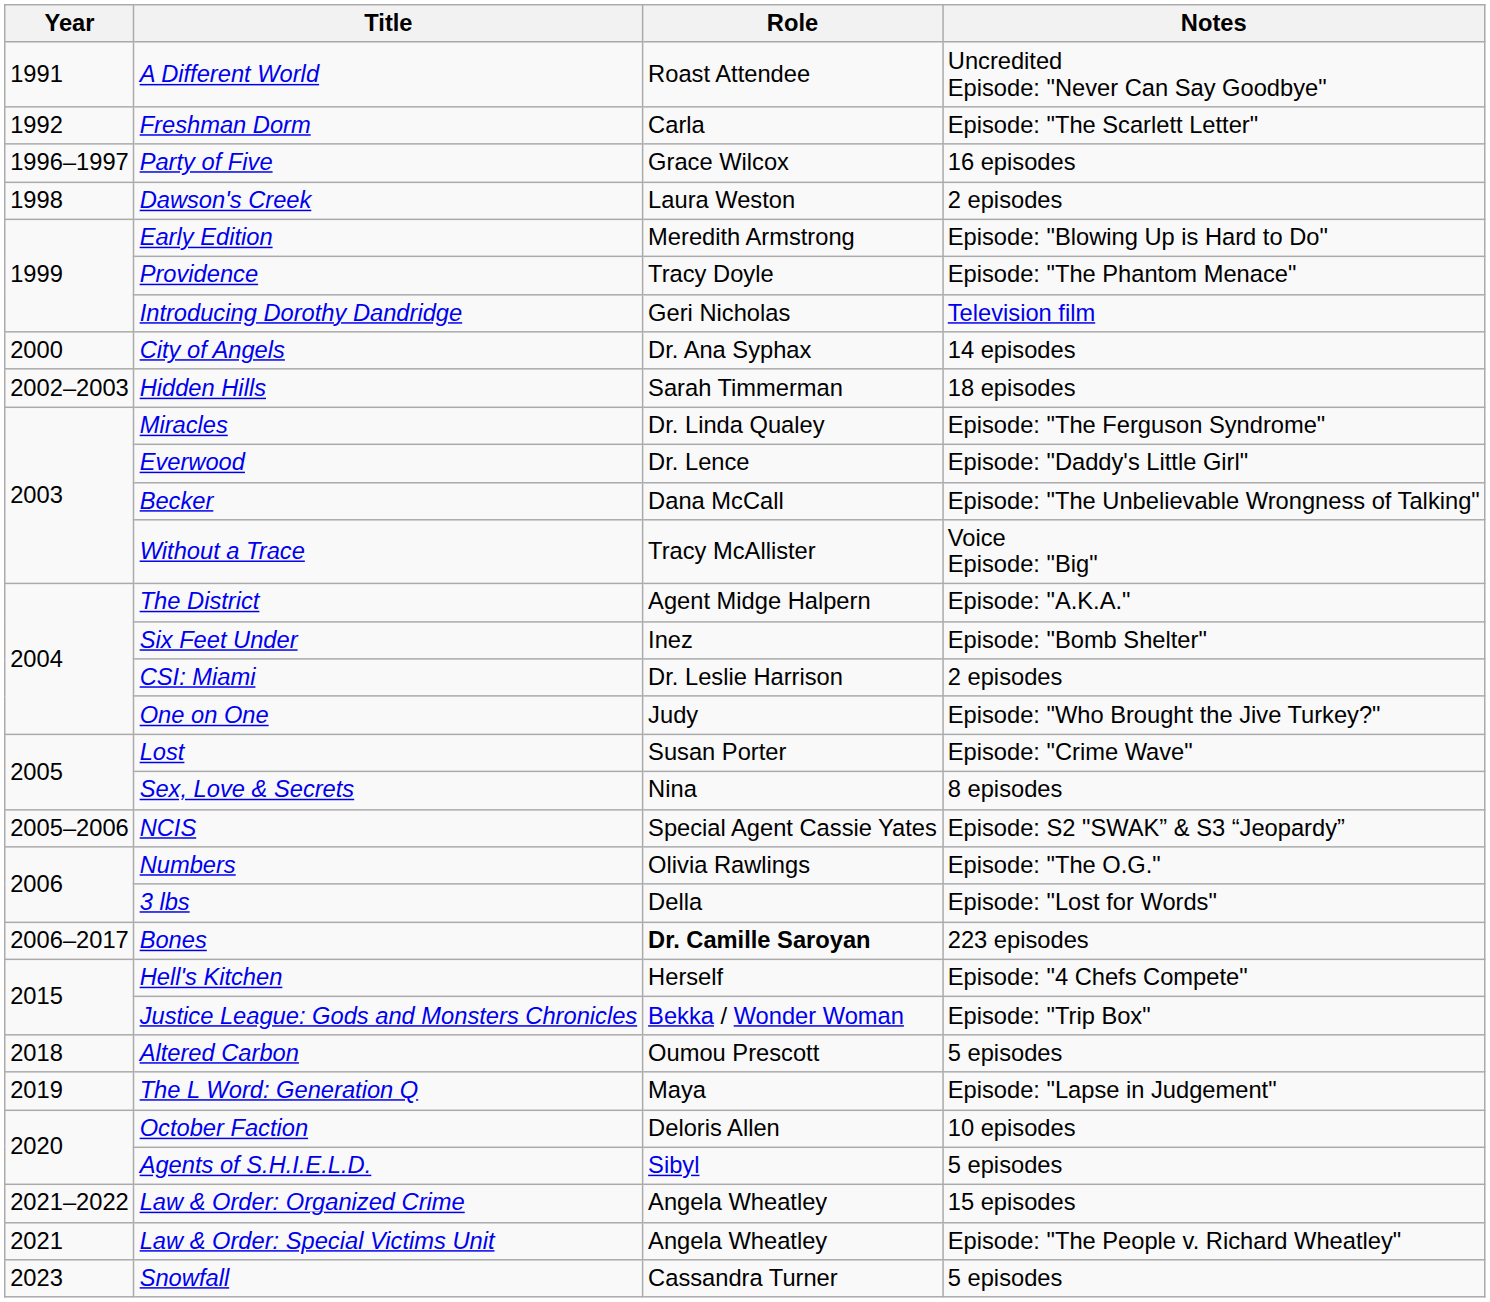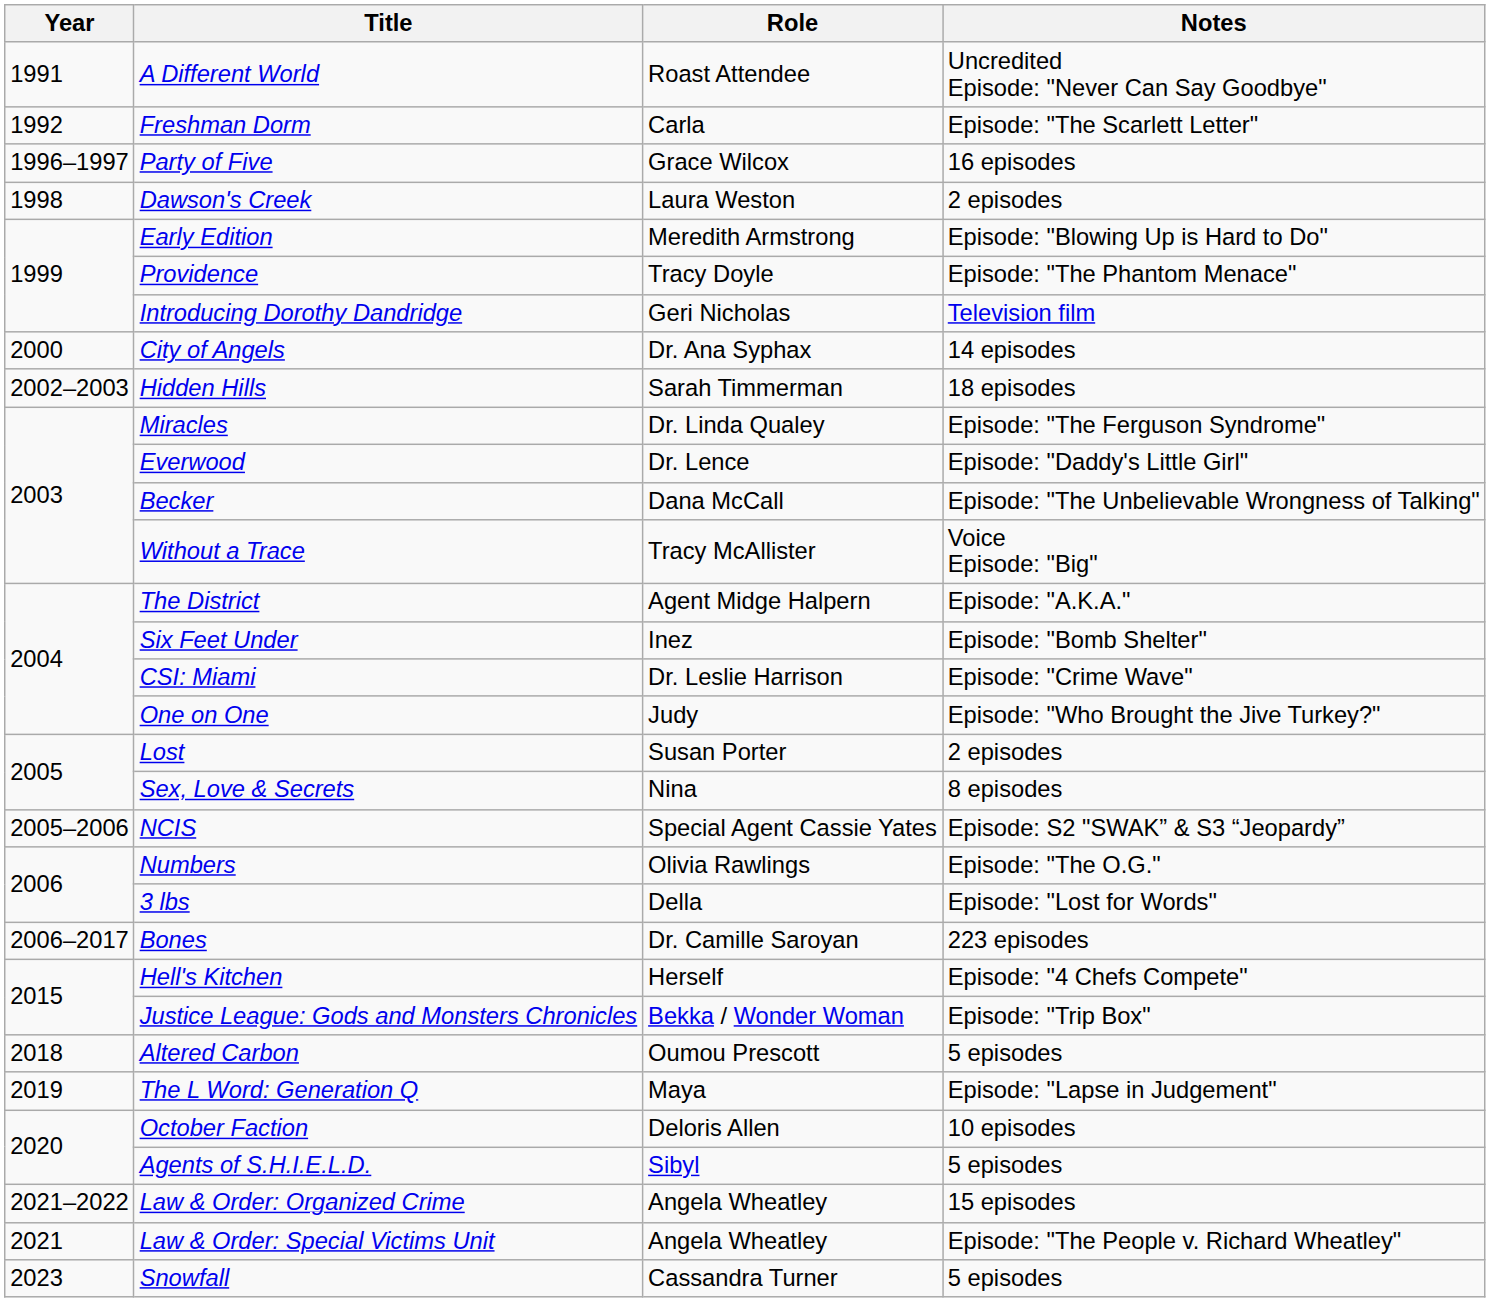(1005, 677) 2 episodes -> (1070, 677) Episode: "Crime Wave"
(1070, 752) Episode: "Crime Wave" -> (1005, 752) 2 episodes
(759, 940) bold -> (753, 940) normal
